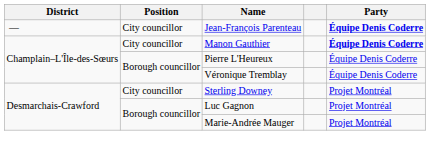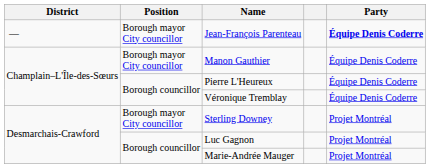(152, 28) City councillor -> (154, 33) Borough mayor City councillor
(152, 43) City councillor -> (154, 60) Borough mayor City councillor
(376, 43) bold -> (373, 60) normal
(152, 91) City councillor -> (154, 118) Borough mayor City councillor
